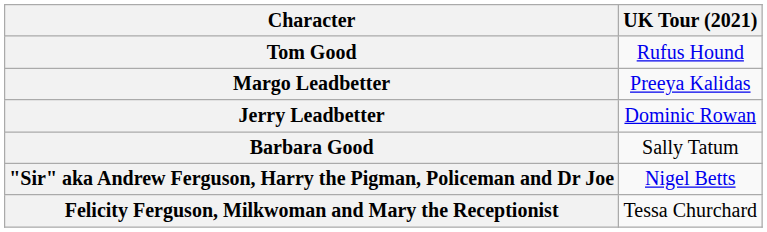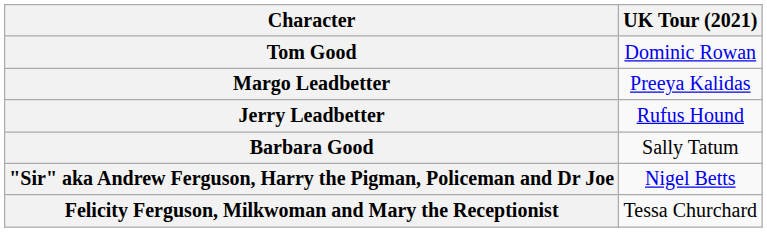(690, 52) Rufus Hound -> (690, 52) Dominic Rowan
(690, 115) Dominic Rowan -> (690, 115) Rufus Hound
